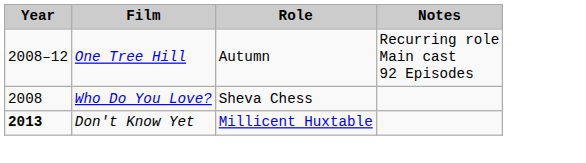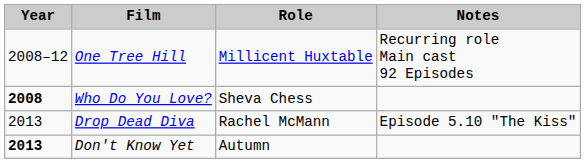(244, 57) Autumn -> (296, 57) Millicent Huxtable
(25, 98) normal -> (25, 98) bold
+ row: (135, 122)
(296, 122) Millicent Huxtable -> (244, 146) Autumn
